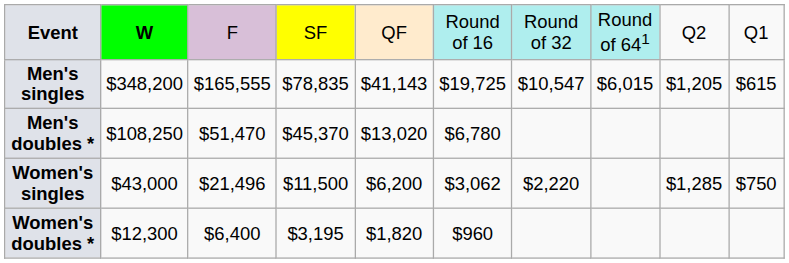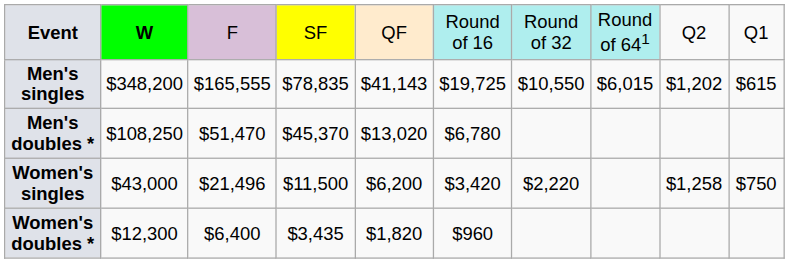(551, 84) $10,547 -> (551, 84) $10,550
(694, 84) $1,205 -> (694, 84) $1,202
(473, 183) $3,062 -> (473, 183) $3,420
(694, 183) $1,285 -> (694, 183) $1,258
(316, 233) $3,195 -> (316, 233) $3,435
